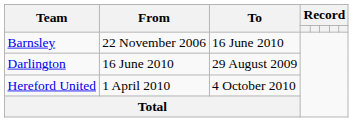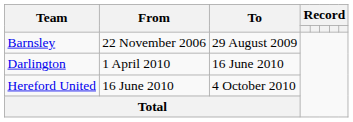(248, 42) 16 June 2010 -> (255, 42) 29 August 2009
(138, 63) 16 June 2010 -> (136, 63) 1 April 2010
(255, 63) 29 August 2009 -> (248, 63) 16 June 2010
(136, 85) 1 April 2010 -> (138, 85) 16 June 2010
